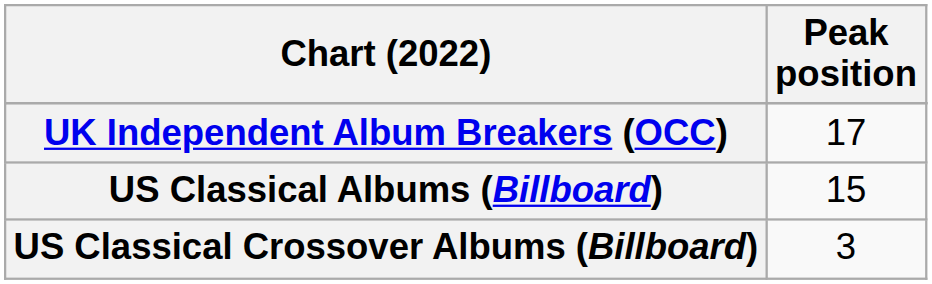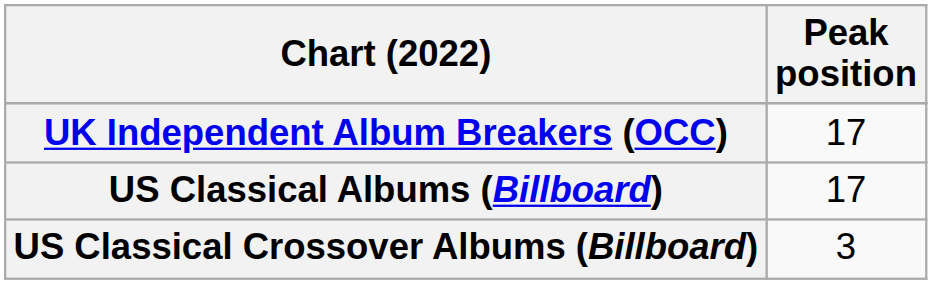(846, 190) 15 -> (846, 190) 17
